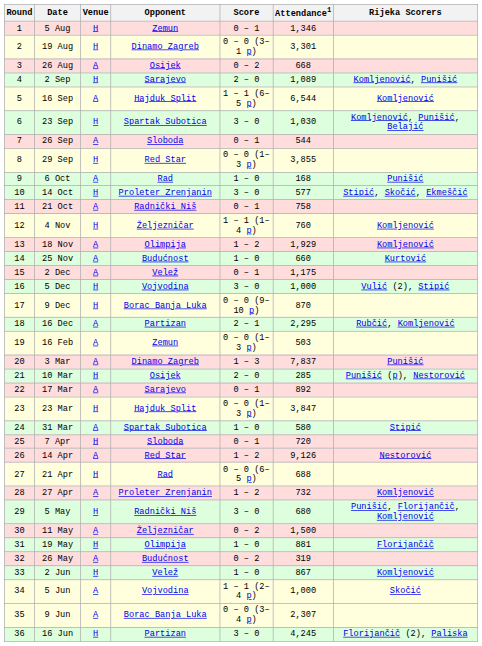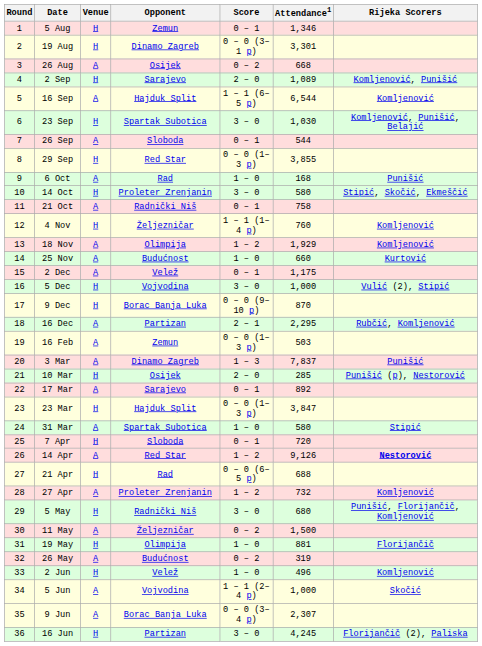(303, 193) 577 -> (303, 193) 580
(405, 456) normal -> (405, 456) bold
(303, 573) 867 -> (303, 573) 496
